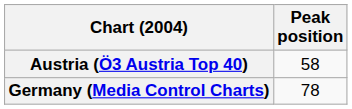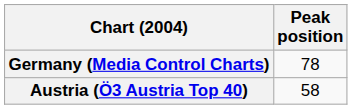rows swapped: (139, 63) <-> (139, 90)
